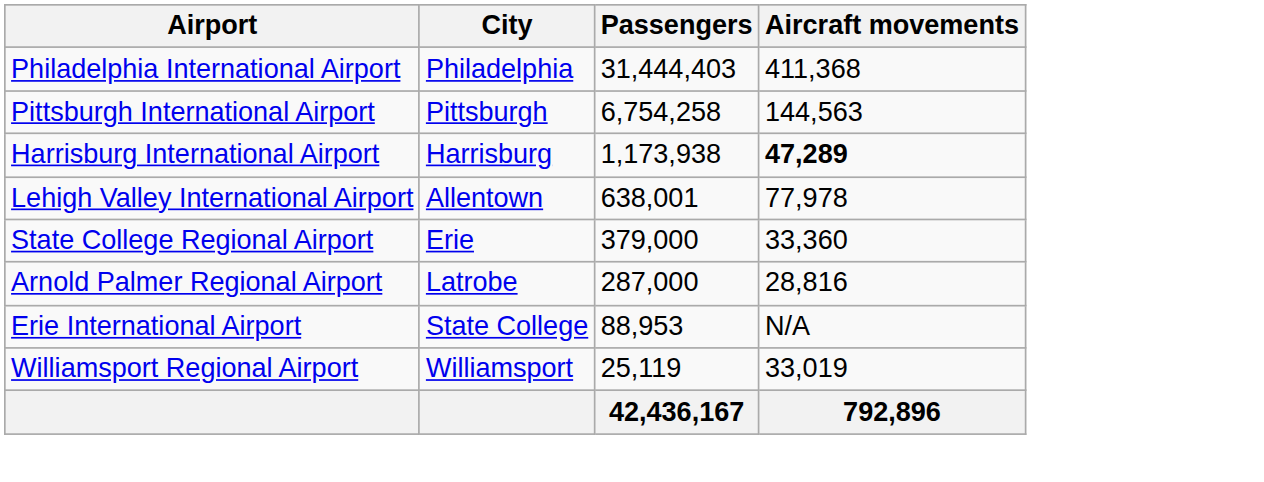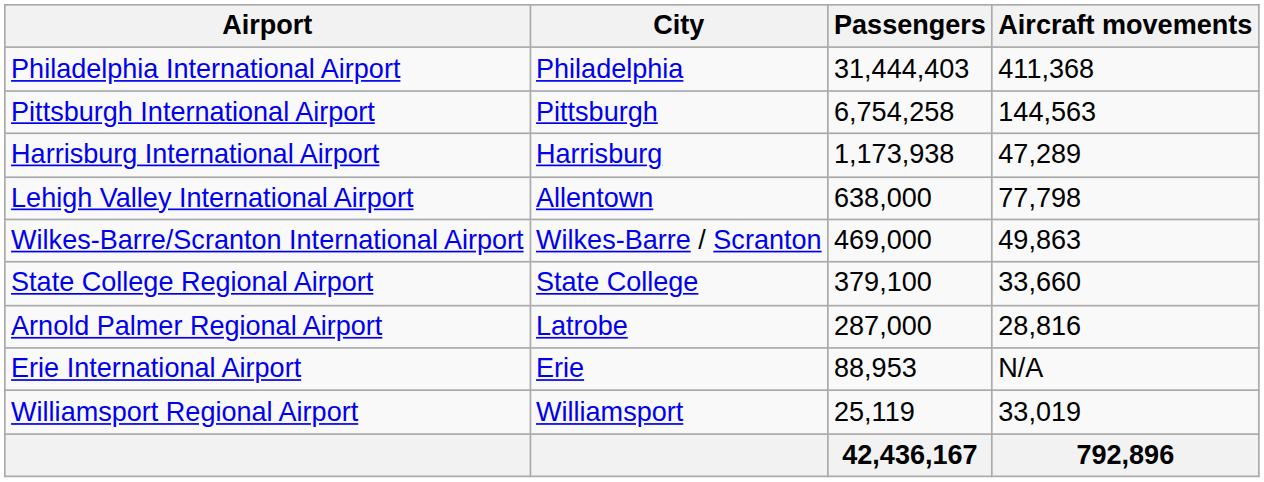(806, 154) bold -> (1040, 154) normal
(650, 197) 638,001 -> (883, 197) 638,000
(806, 197) 77,978 -> (1040, 197) 77,798
+ row: (267, 240)
(450, 240) Erie -> (617, 283) State College
(650, 240) 379,000 -> (883, 283) 379,100
(806, 240) 33,360 -> (1040, 283) 33,660
(507, 326) State College -> (560, 369) Erie
